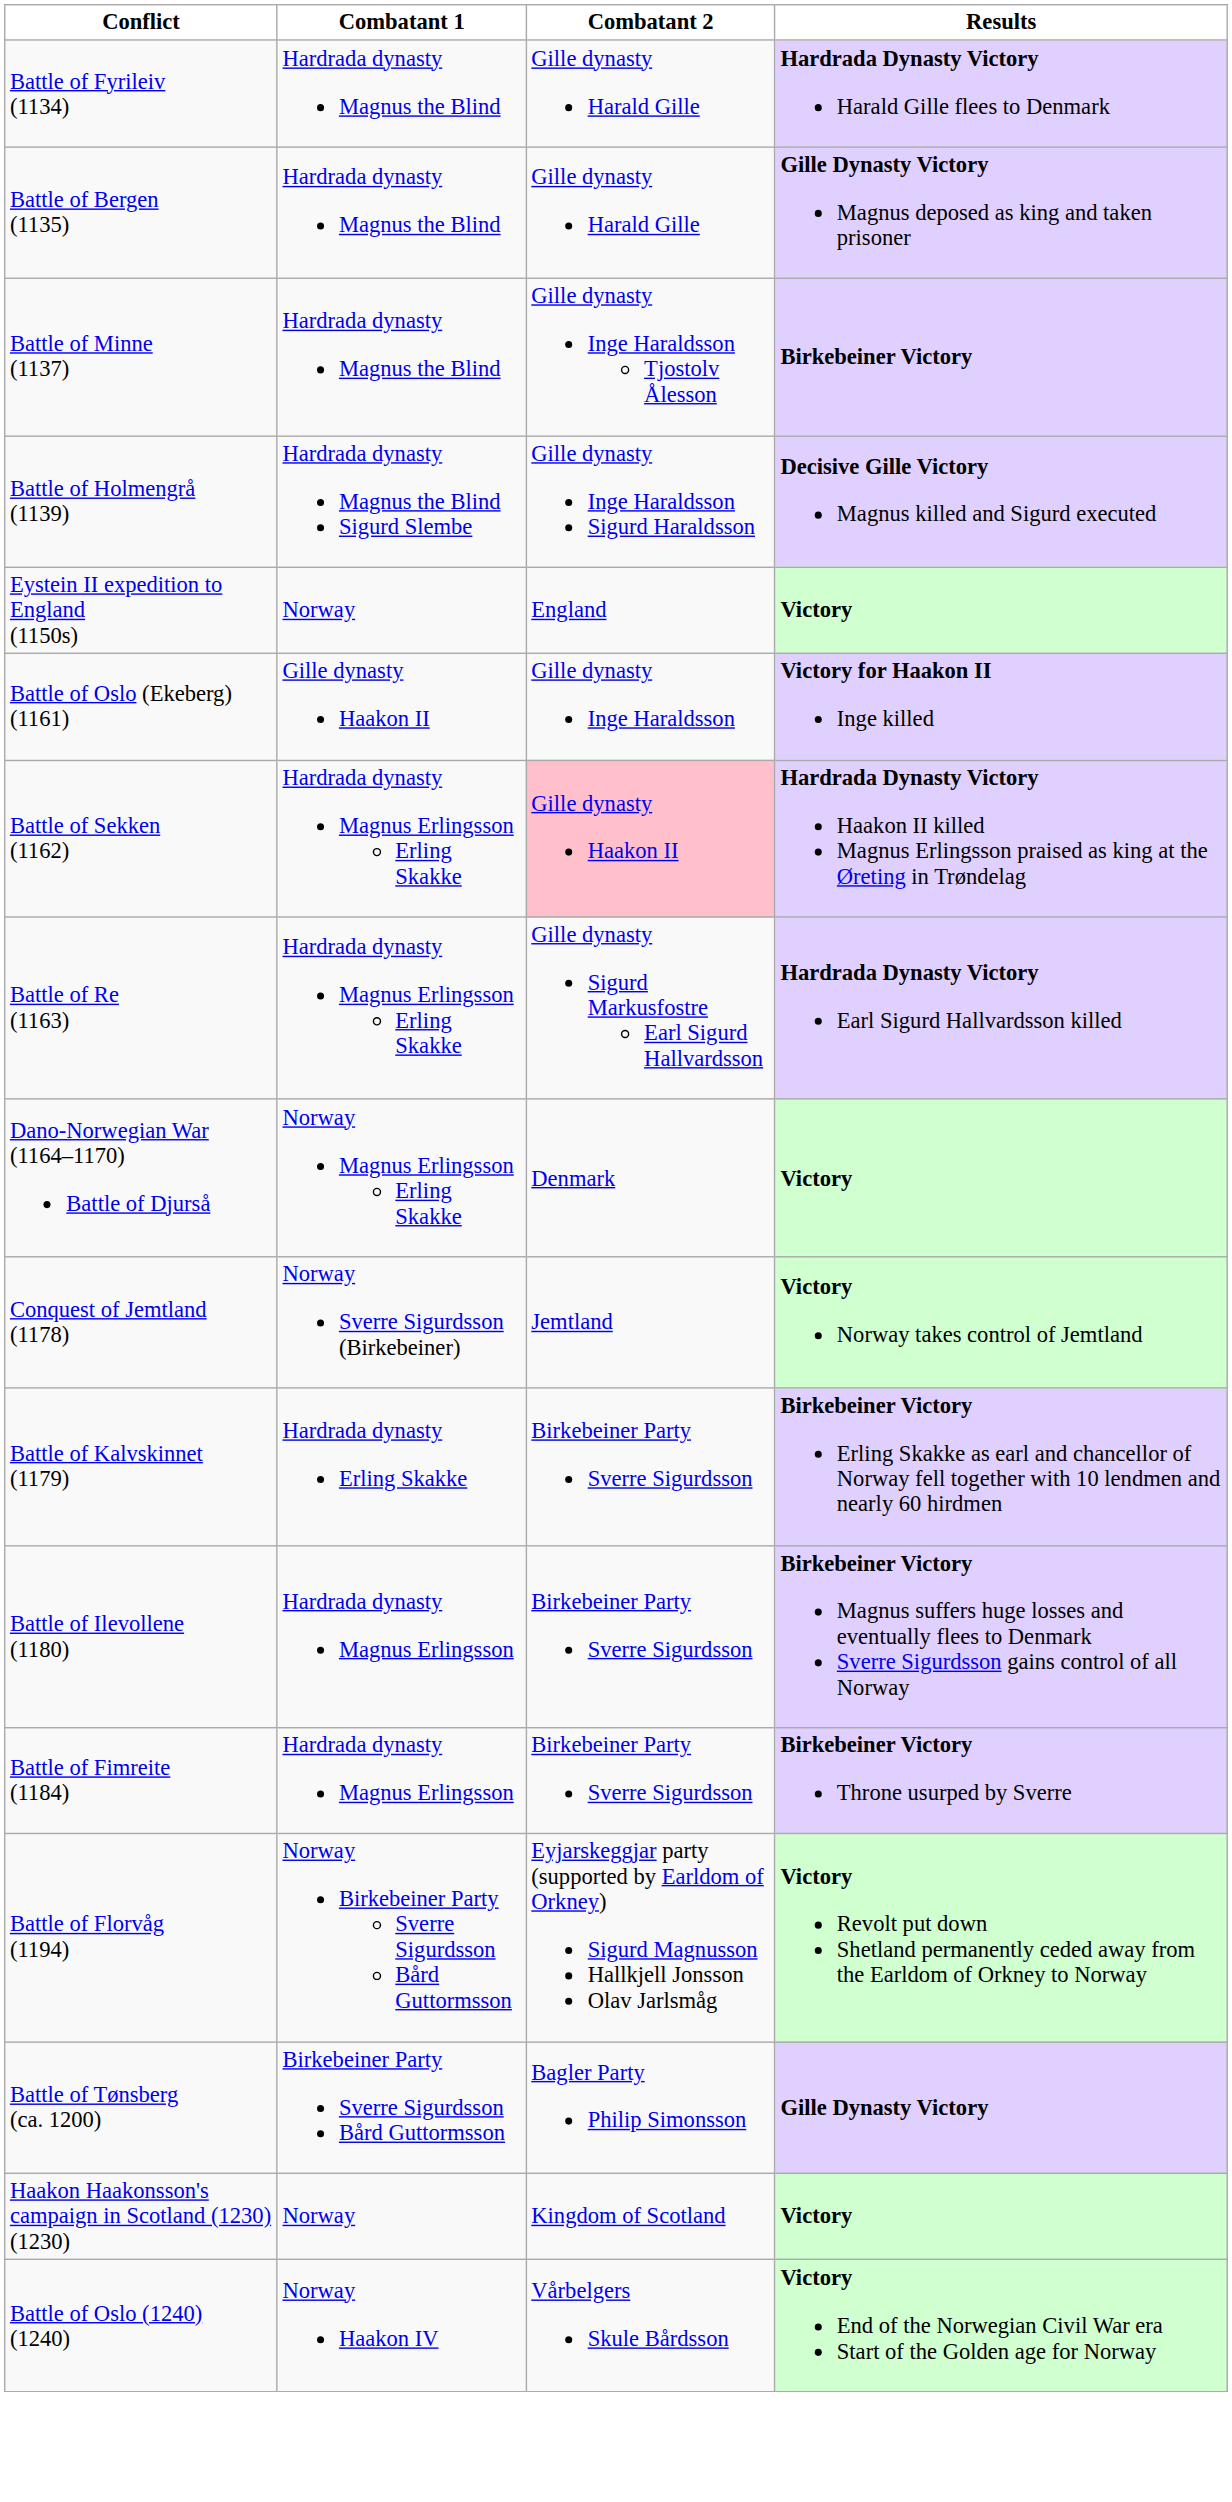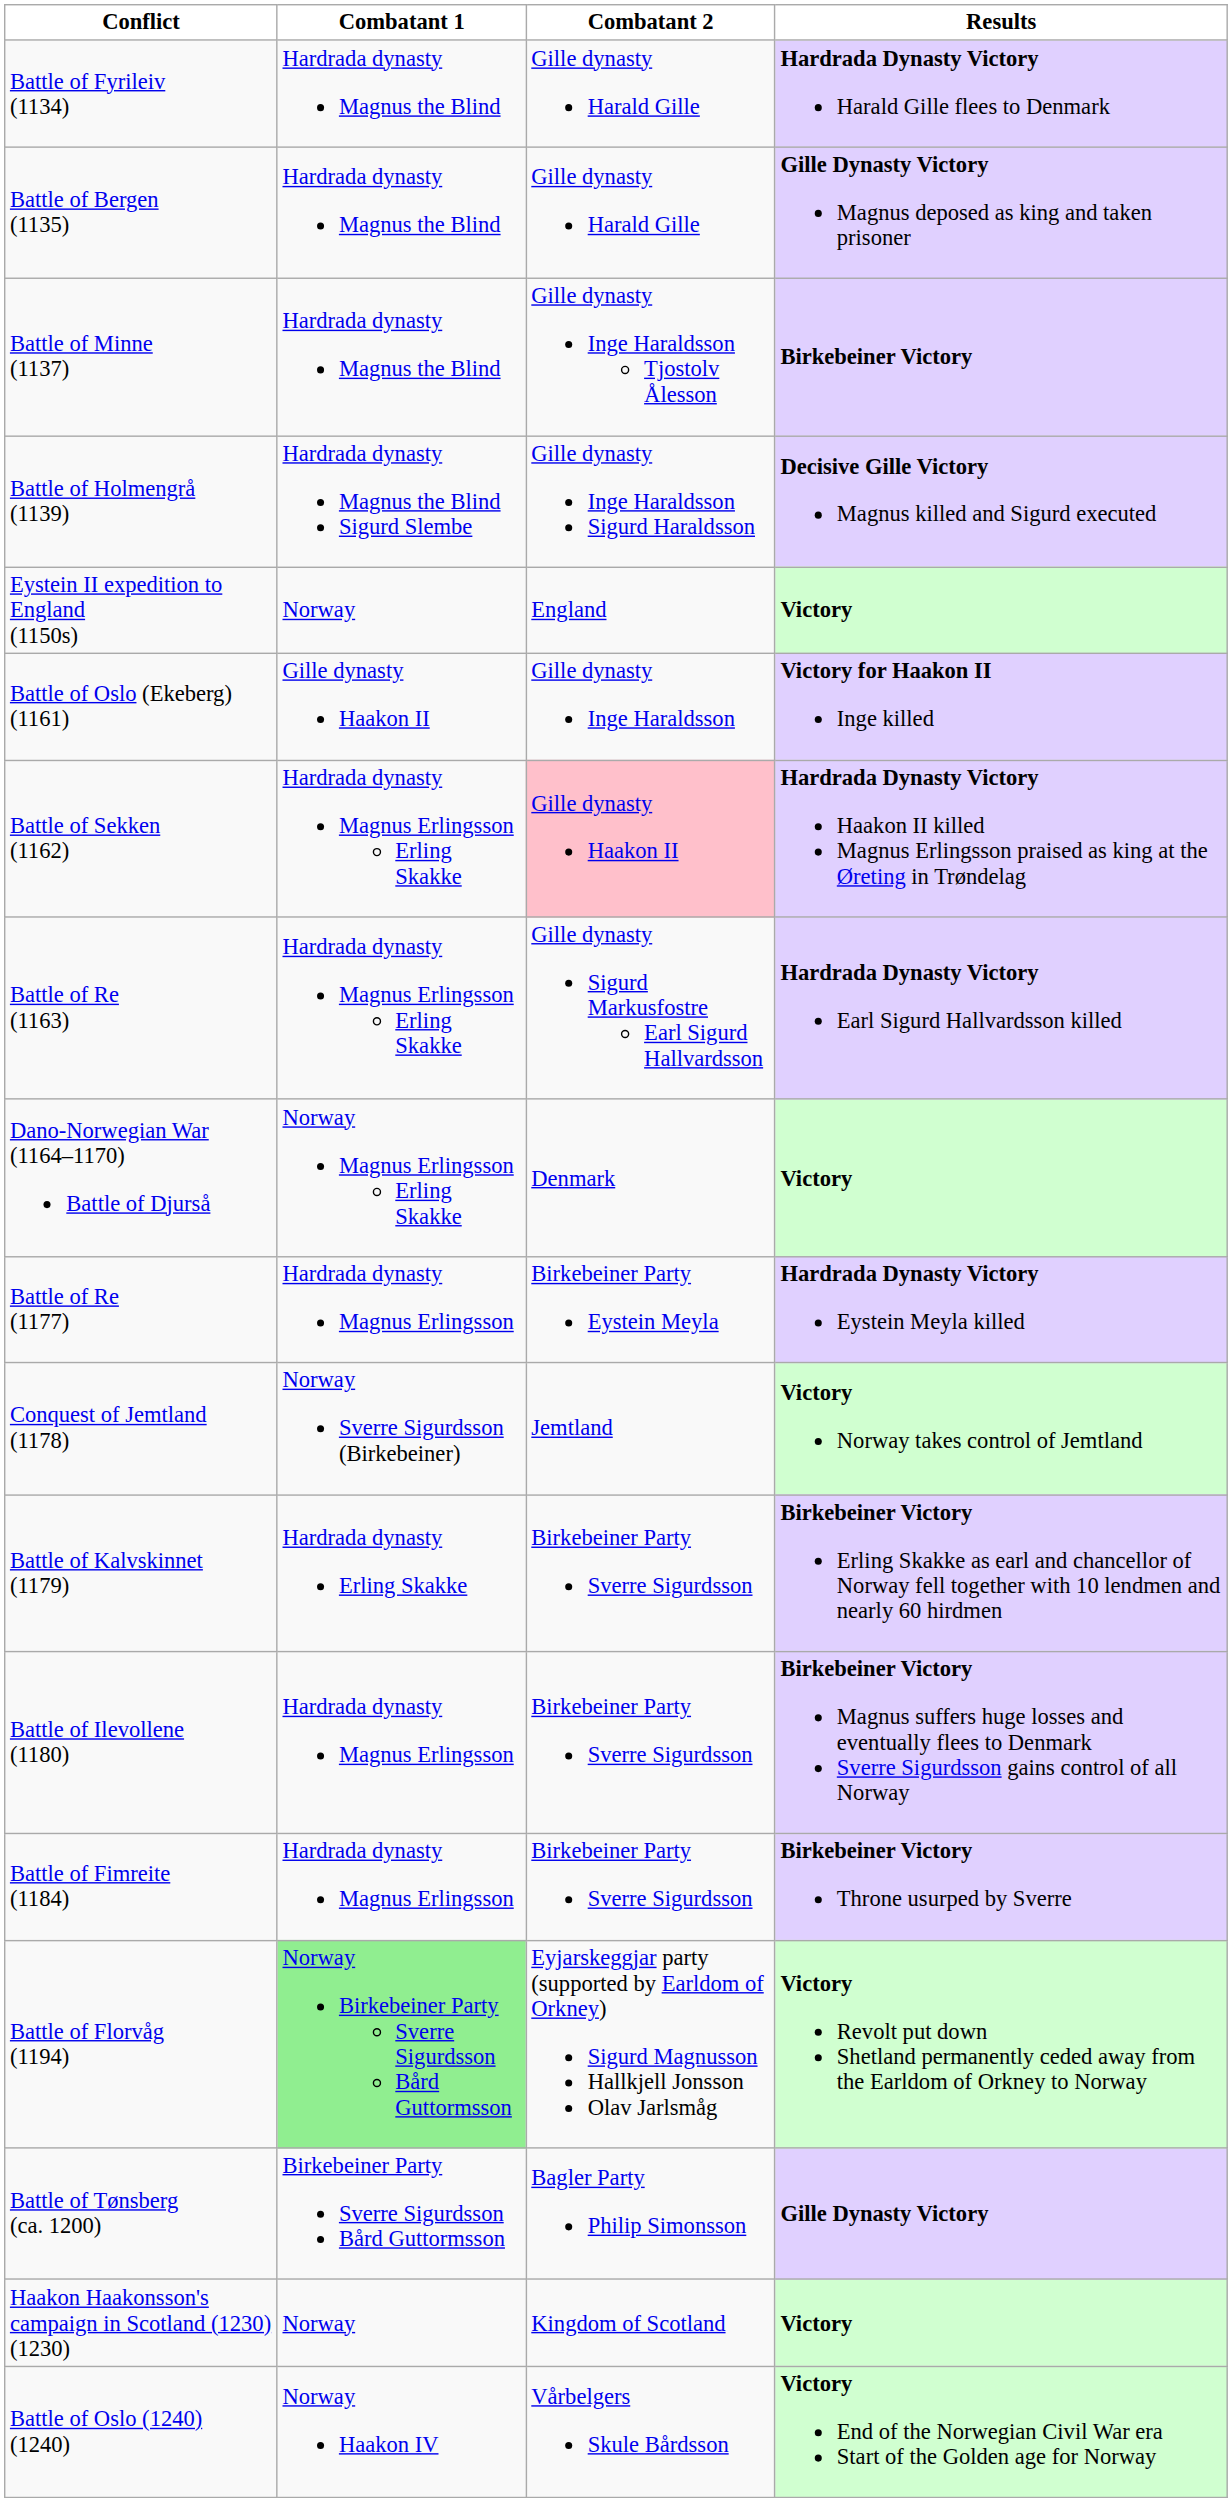+ row: (64, 1309)
(402, 1926) no background -> (402, 2033) lightgreen background
